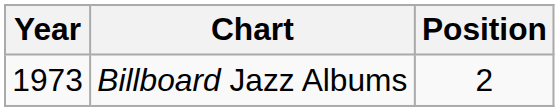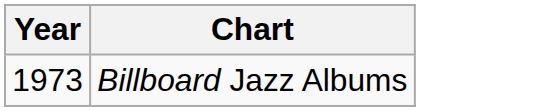- column: (484, 29)
